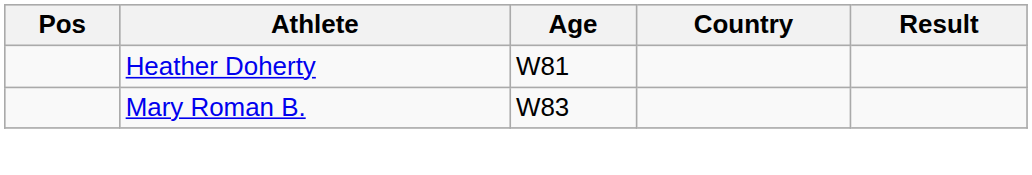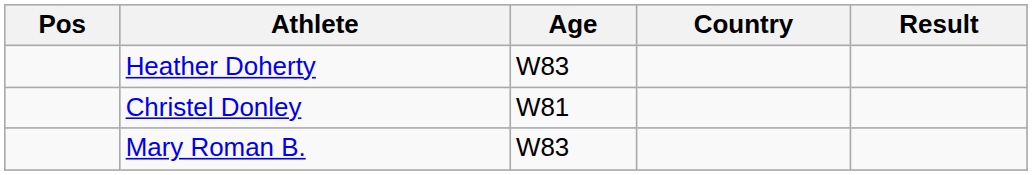(543, 66) W81 -> (543, 66) W83
+ row: (214, 107)
